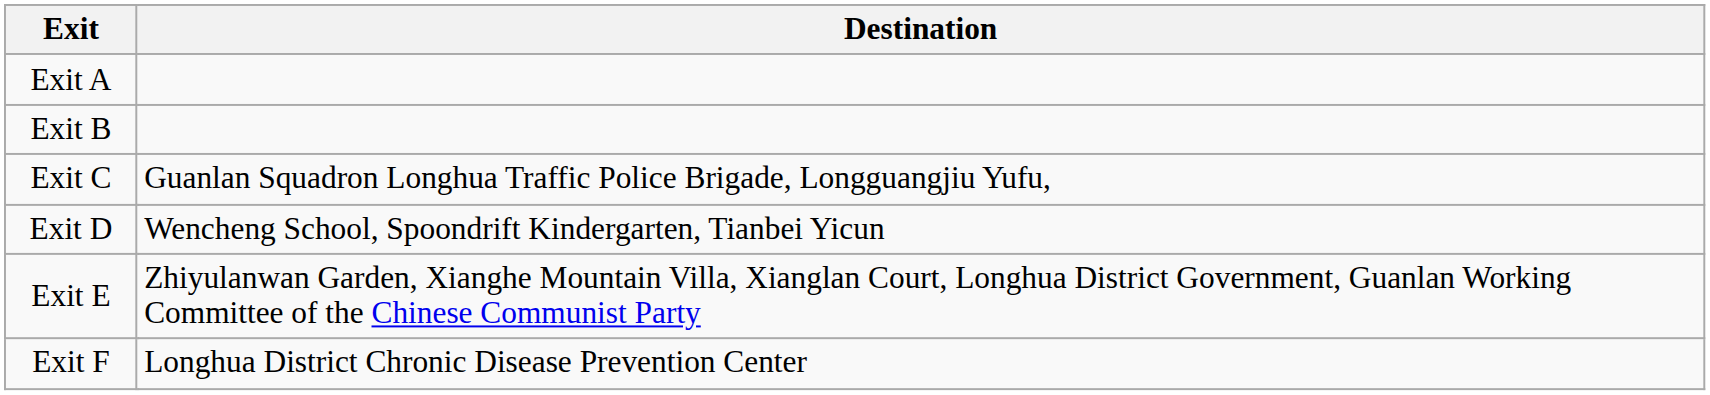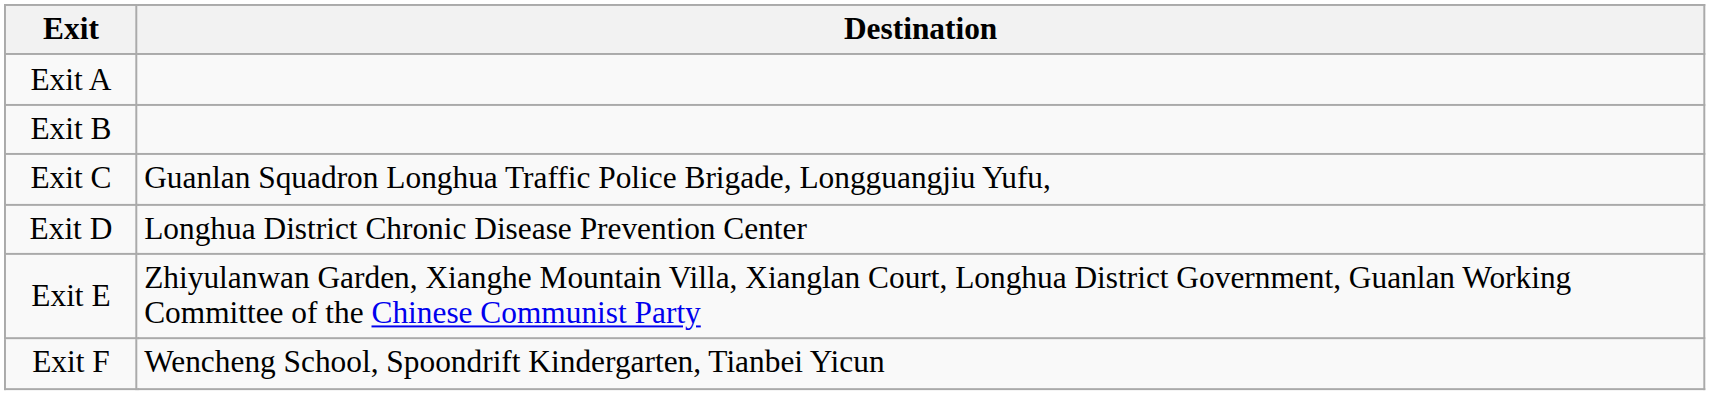(514, 228) Wencheng School, Spoondrift Kindergarten, Tianbei Yicun -> (476, 228) Longhua District Chronic Disease Prevention Center
(476, 363) Longhua District Chronic Disease Prevention Center -> (514, 363) Wencheng School, Spoondrift Kindergarten, Tianbei Yicun
